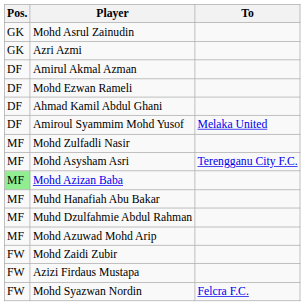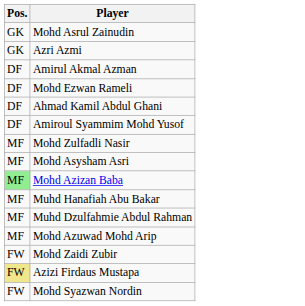- column: (248, 13)
(16, 273) no background -> (16, 273) khaki background
